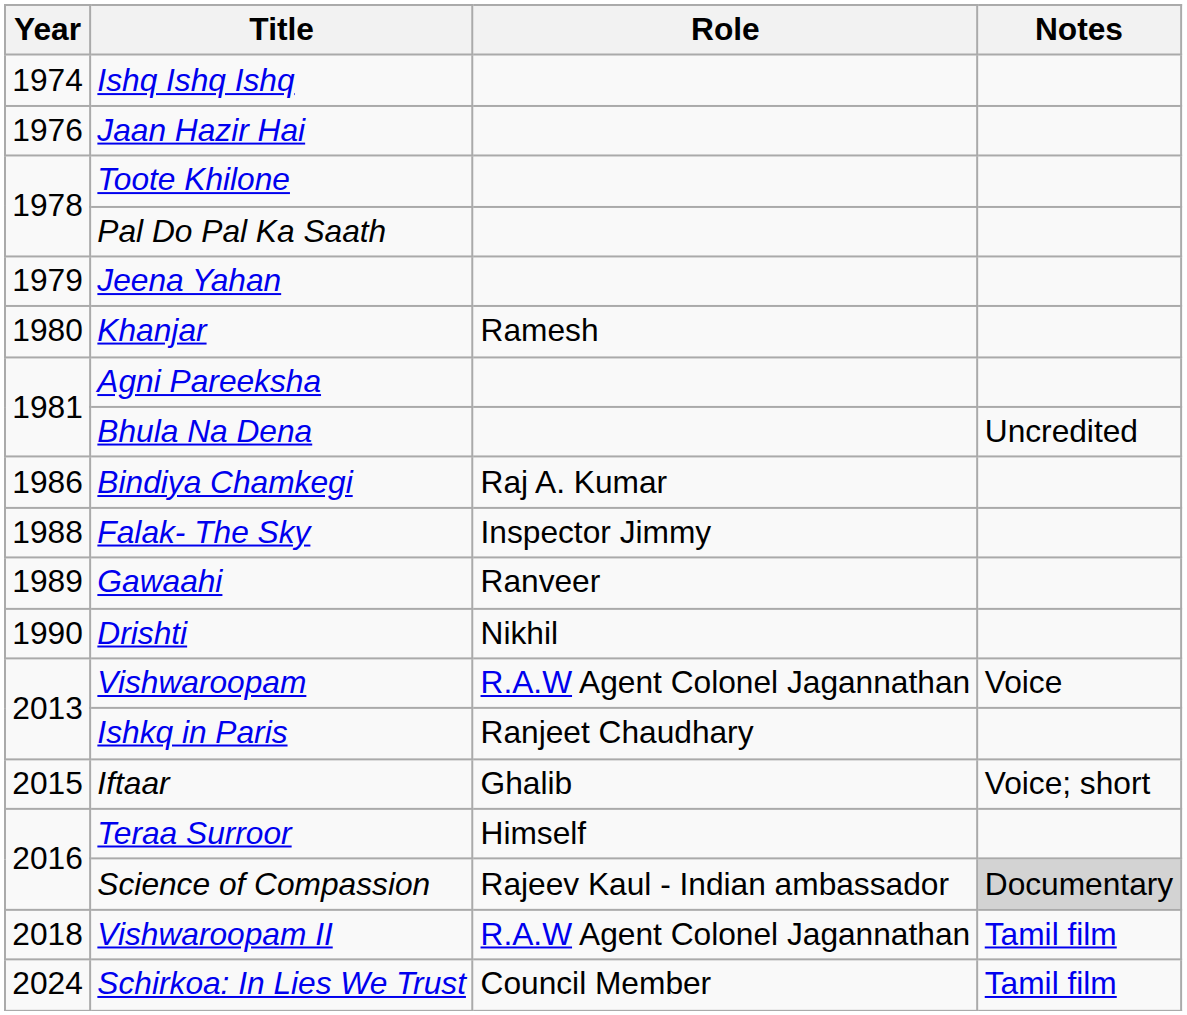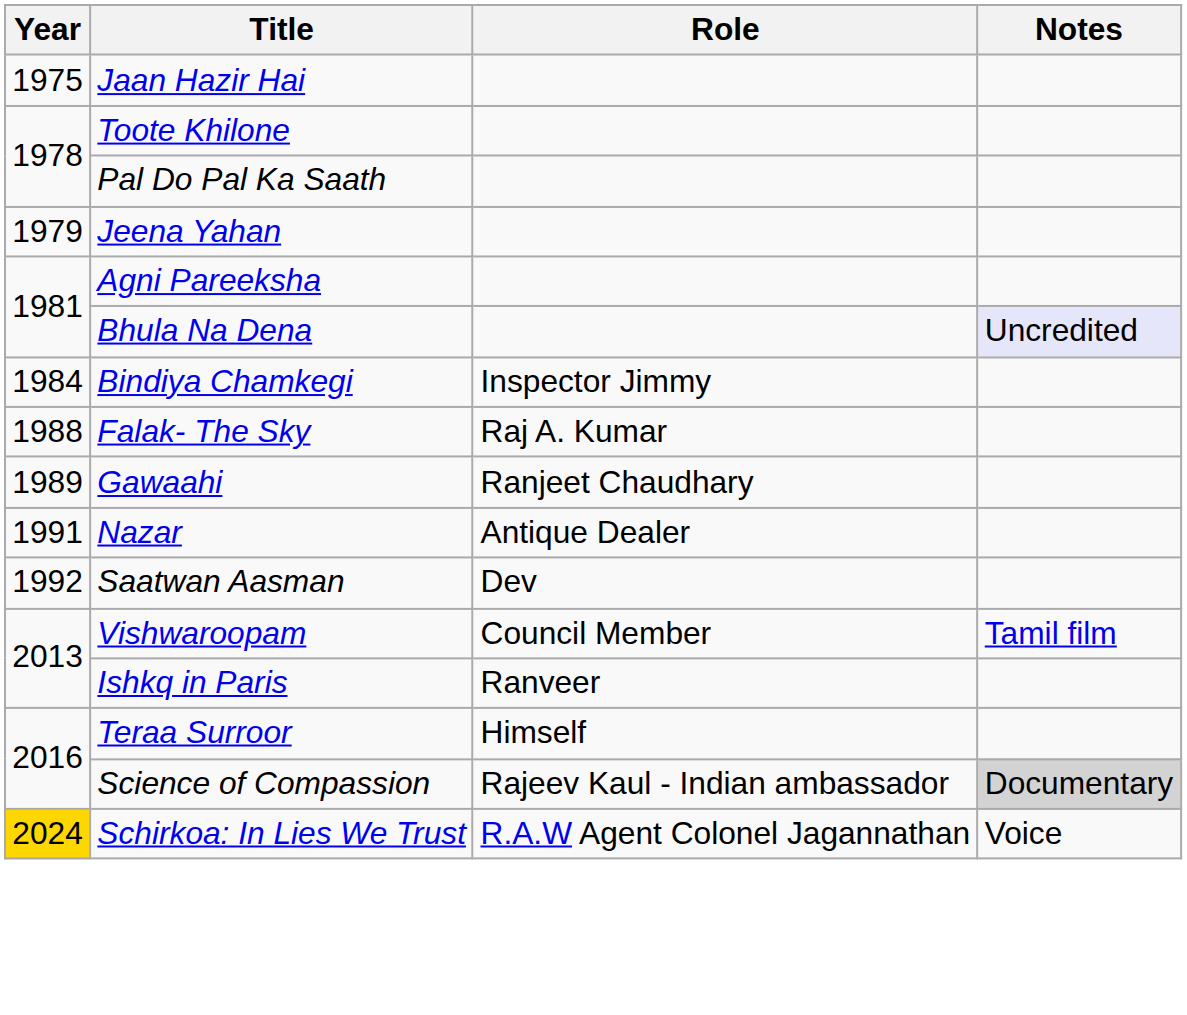- row: (196, 79)
(48, 130) 1976 -> (48, 79) 1975
- row: (152, 331)
(1061, 431) no background -> (1061, 331) lavender background
(48, 481) 1986 -> (48, 381) 1984
(574, 481) Raj A. Kumar -> (596, 381) Inspector Jimmy
(596, 532) Inspector Jimmy -> (574, 431) Raj A. Kumar
(540, 582) Ranveer -> (617, 481) Ranjeet Chaudhary
- row: (142, 632)
+ row: (140, 532)
+ row: (221, 582)
(725, 682) R.A.W Agent Colonel Jagannathan -> (596, 632) Council Member
(1023, 682) Voice -> (1051, 632) Tamil film
(617, 733) Ranjeet Chaudhary -> (540, 682) Ranveer
- row: (133, 783)
- row: (215, 933)
(48, 984) no background -> (48, 833) gold background
(596, 984) Council Member -> (725, 833) R.A.W Agent Colonel Jagannathan
(1051, 984) Tamil film -> (1023, 833) Voice
